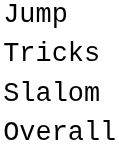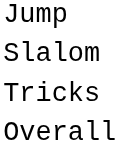rows swapped: (52, 93) <-> (52, 54)
